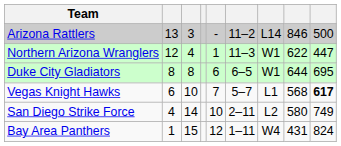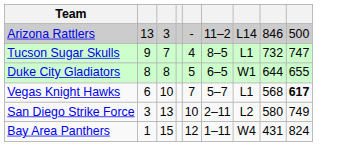- row: (83, 53)
+ row: (63, 53)
(216, 72) 6 -> (192, 72) 5
(323, 72) 695 -> (299, 72) 655
(172, 111) 4 -> (147, 111) 3
(191, 111) 14 -> (167, 111) 13
